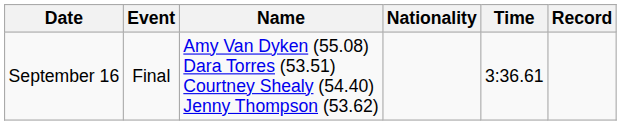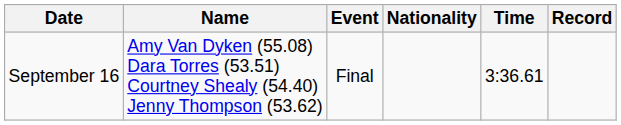columns swapped: (151, 18) <-> (281, 18)
